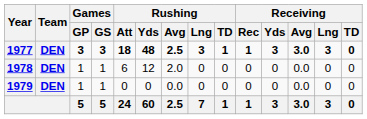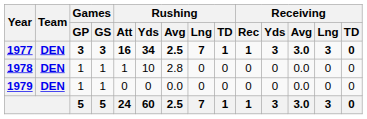(124, 50) 18 -> (124, 50) 16
(148, 50) 48 -> (148, 50) 34
(201, 50) 3 -> (201, 50) 7
(124, 68) 6 -> (124, 68) 1
(148, 68) 12 -> (148, 68) 10
(175, 68) 2.0 -> (175, 68) 2.8
